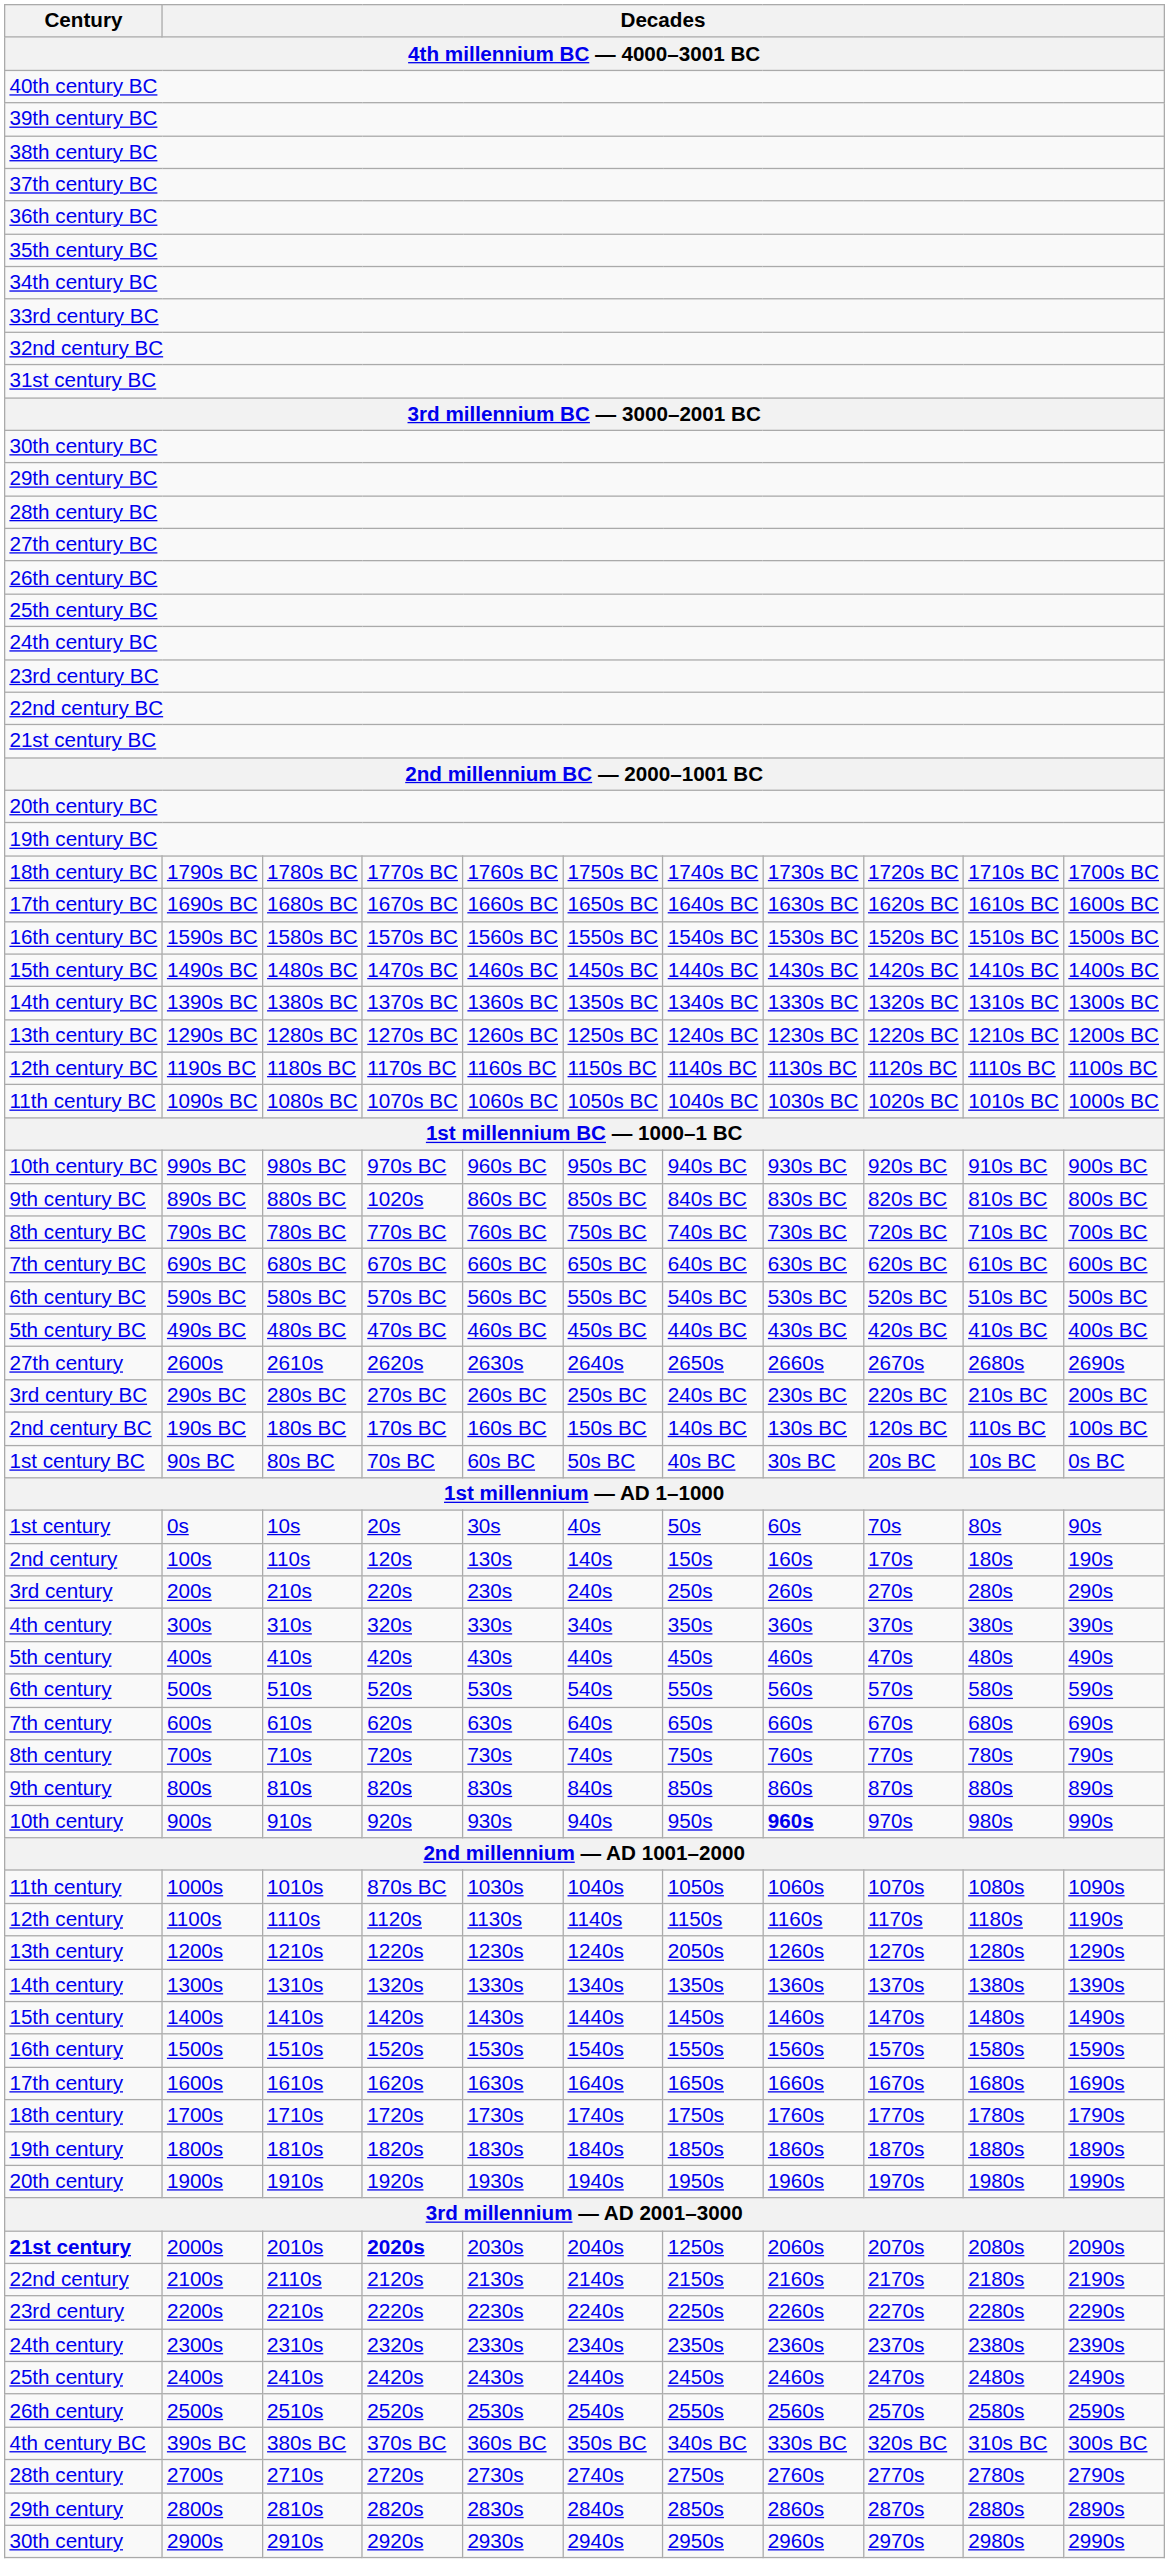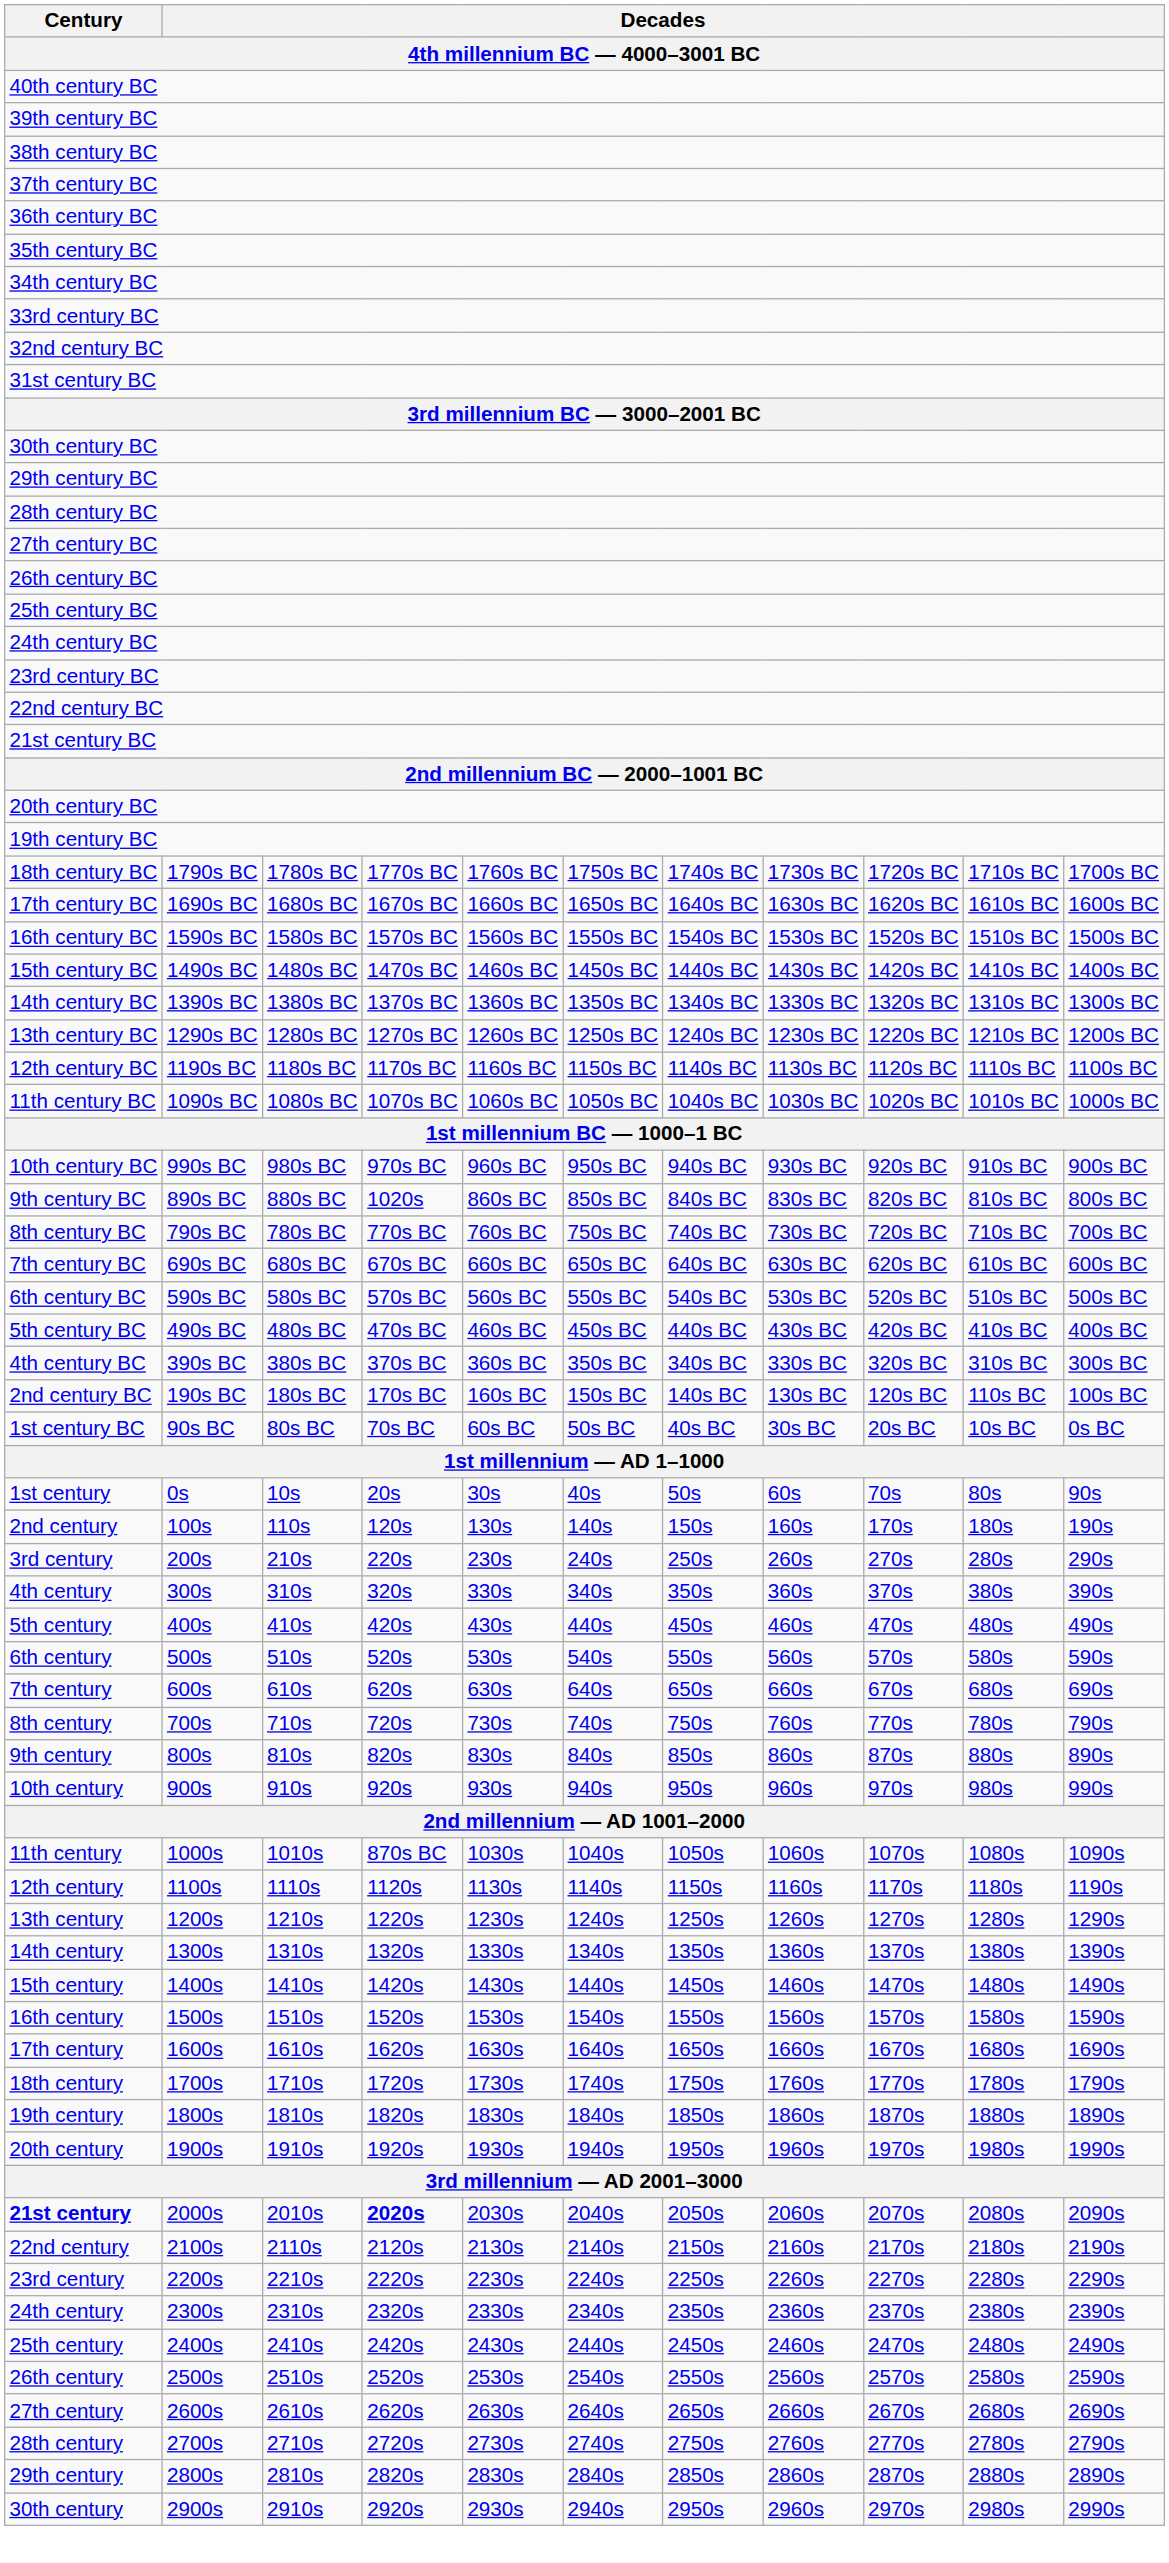rows swapped: (78, 2443) <-> (66, 1362)
- row: (78, 1395)
(791, 1821) bold -> (790, 1788) normal
(696, 1952) 2050s -> (696, 1919) 1250s
(696, 2246) 1250s -> (696, 2214) 2050s
